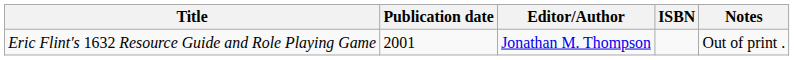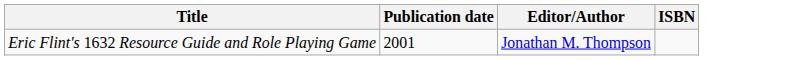- column: (744, 17)
